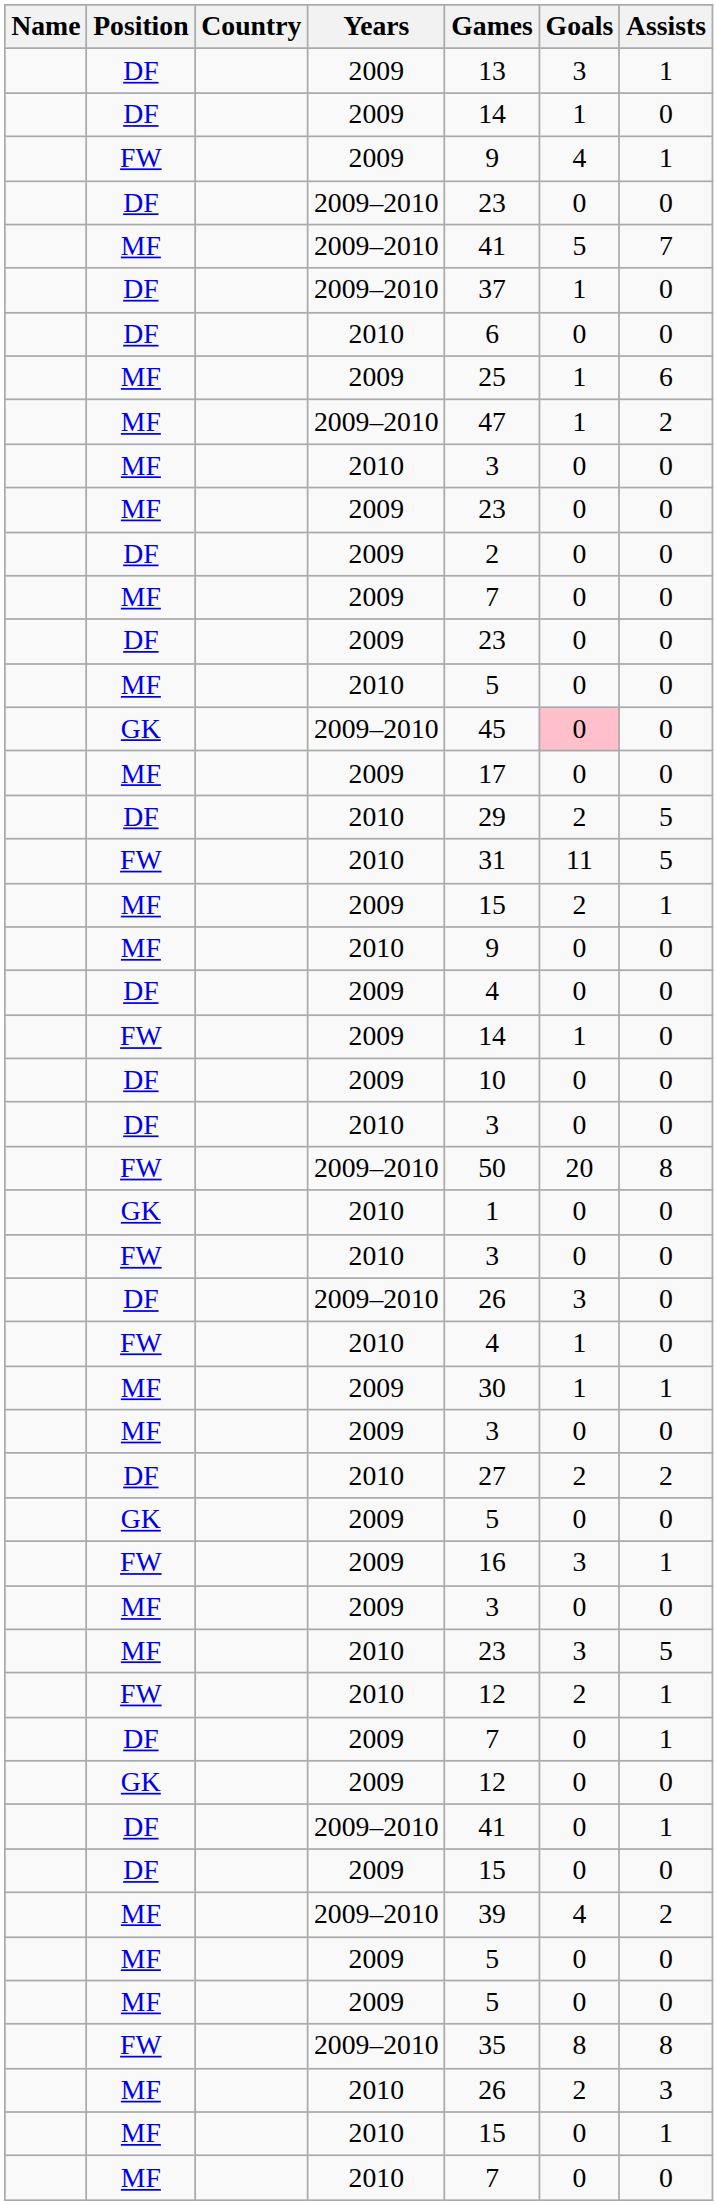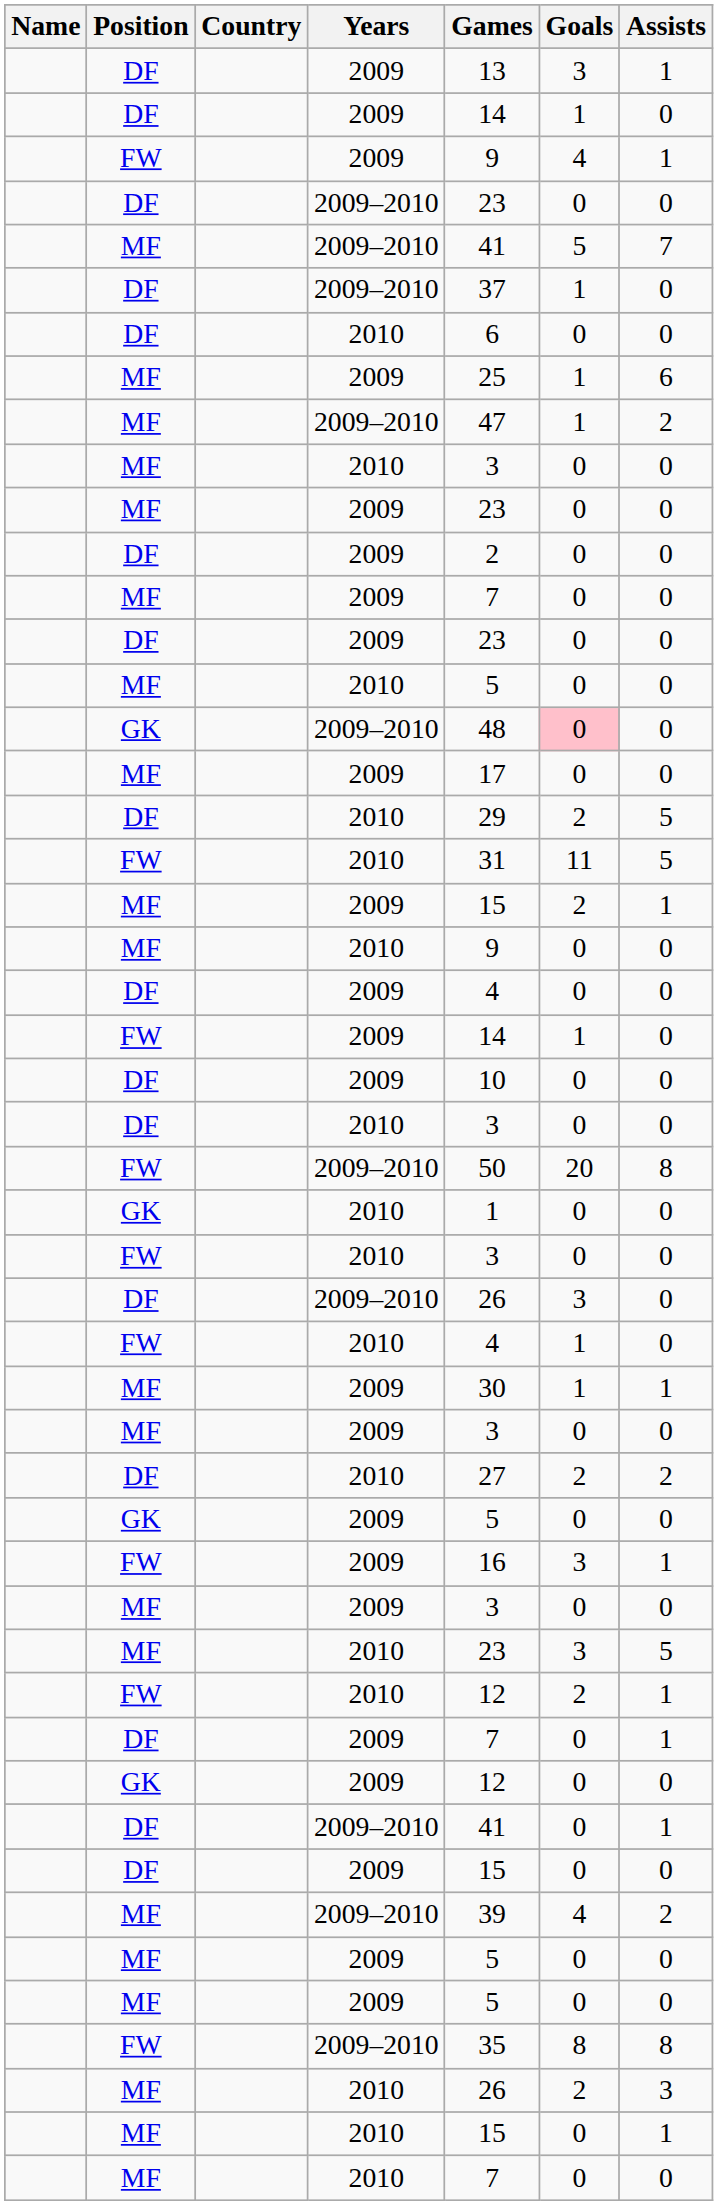(492, 728) 45 -> (492, 728) 48
